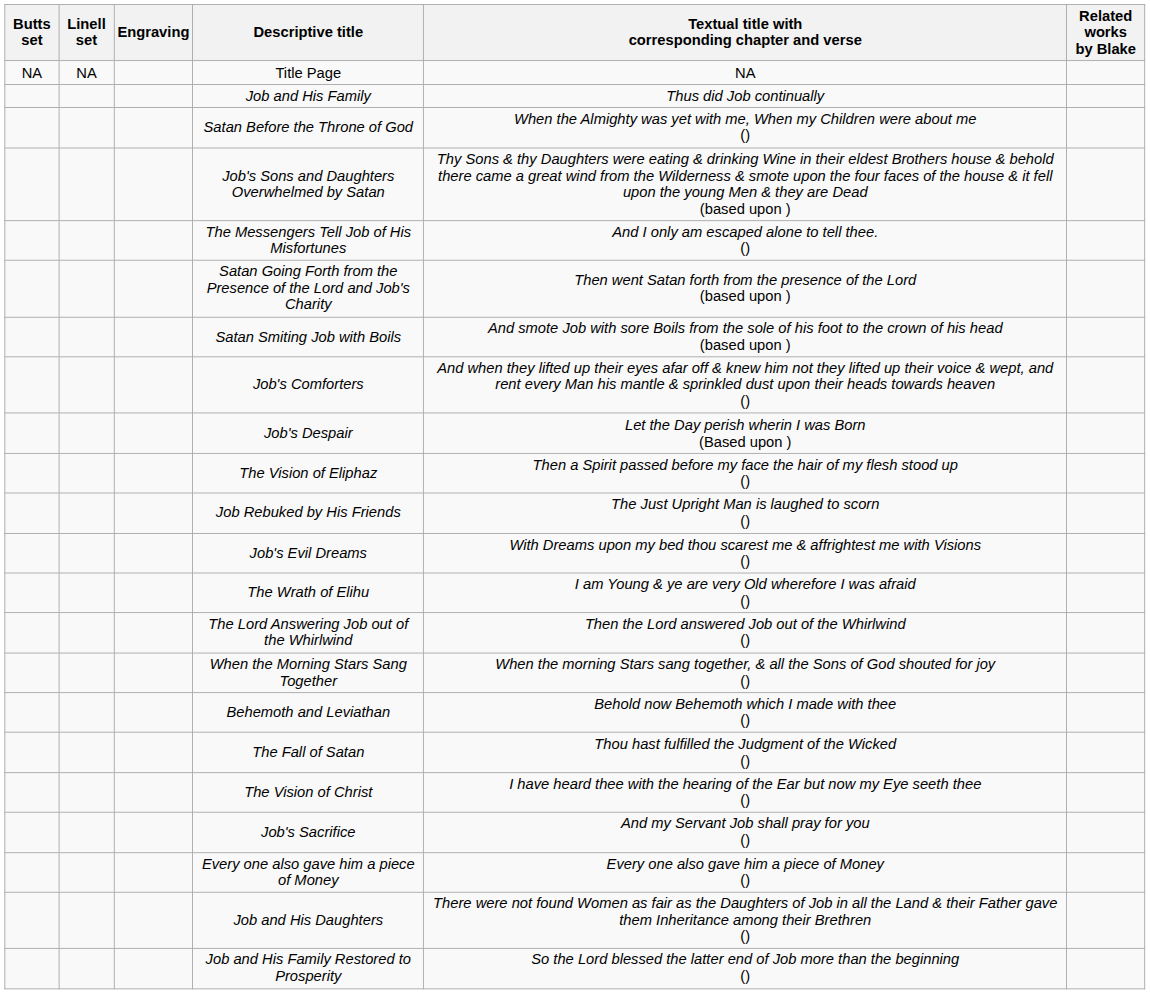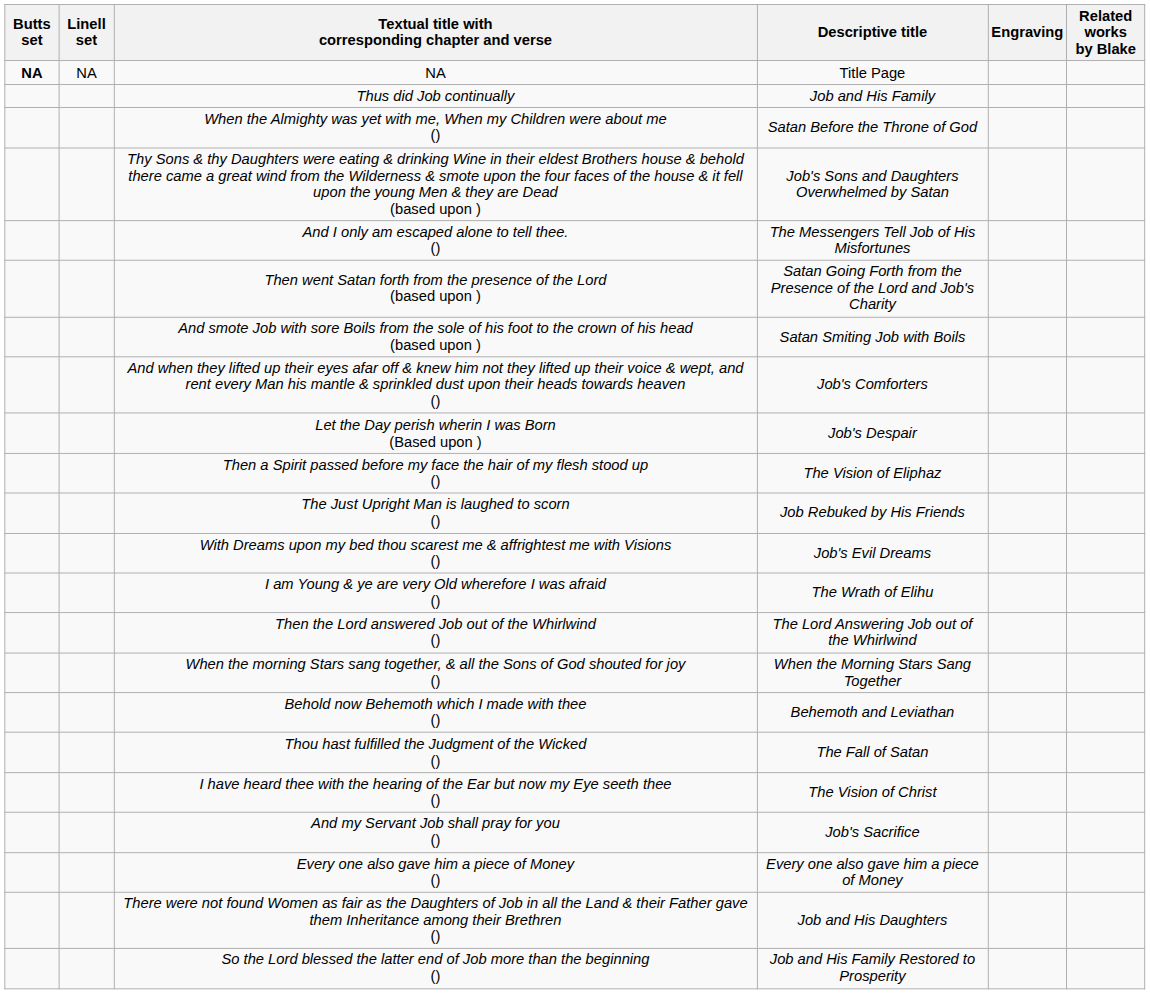columns swapped: (153, 32) <-> (745, 32)
(32, 72) normal -> (32, 72) bold
